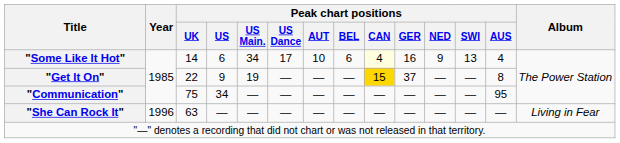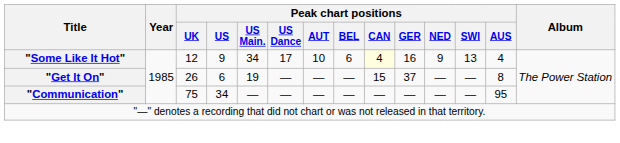(192, 59) 14 -> (192, 59) 12
(222, 59) 6 -> (222, 59) 9
(192, 77) 22 -> (192, 77) 26
(222, 77) 9 -> (222, 77) 6
(379, 77) gold background -> (379, 77) no background
- row: (75, 113)
